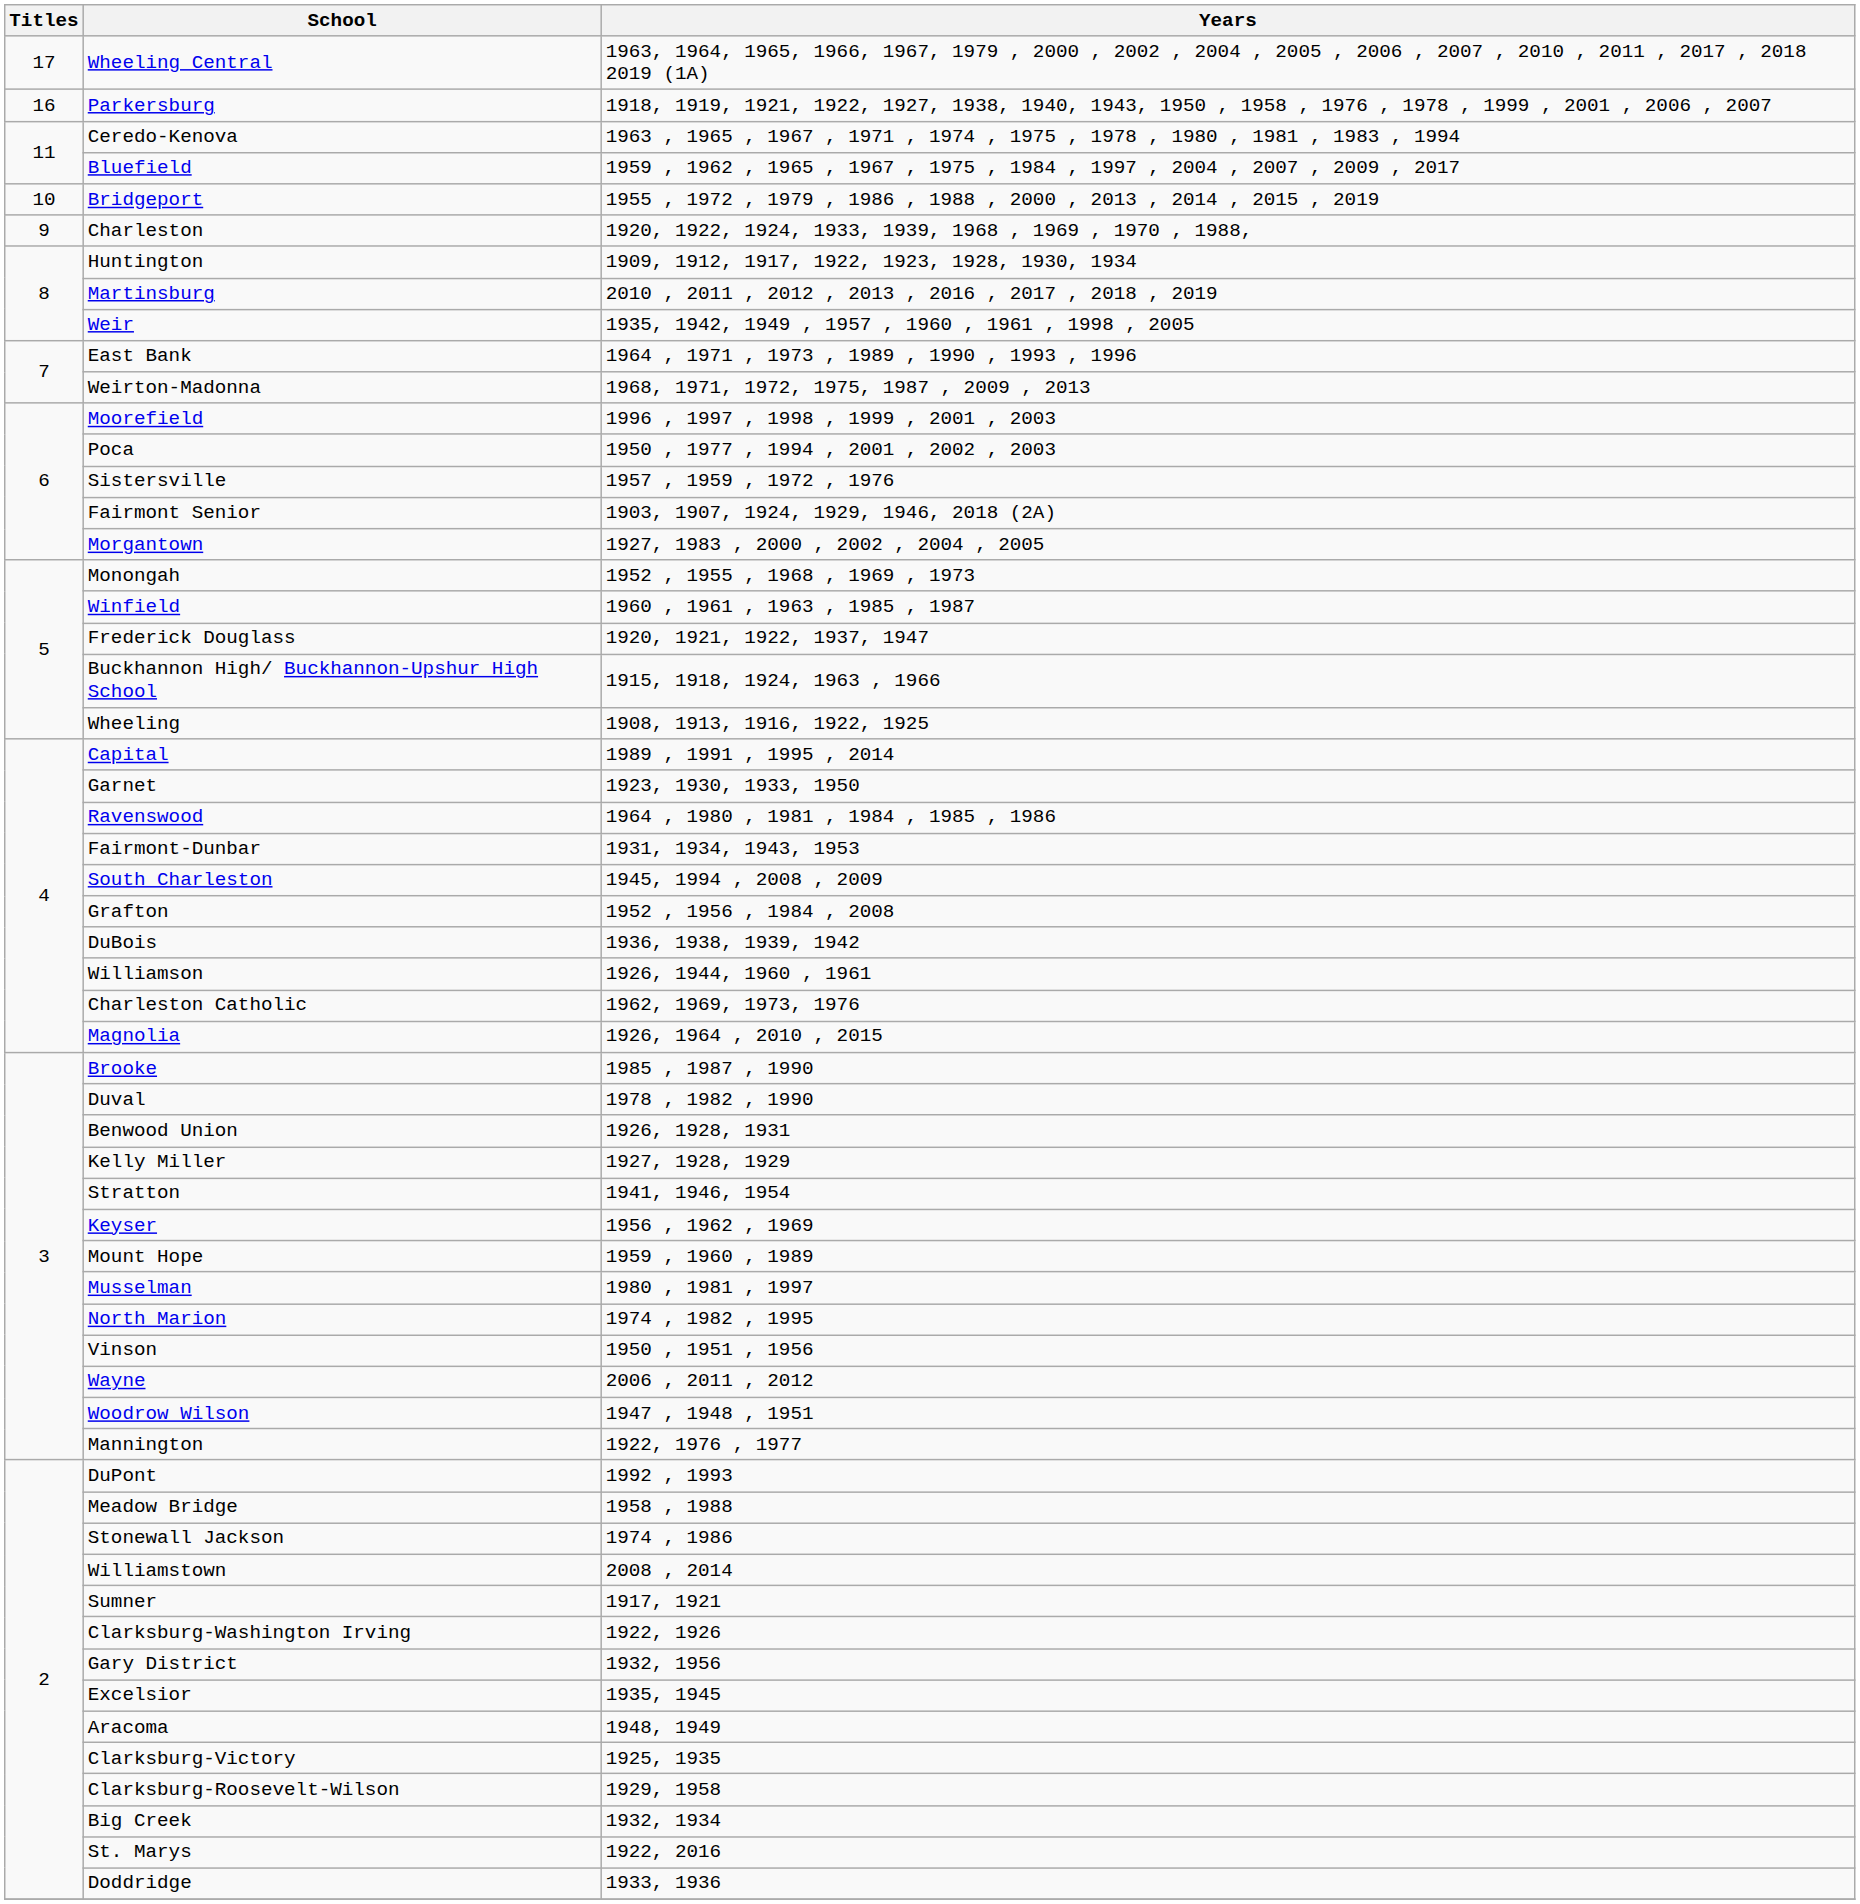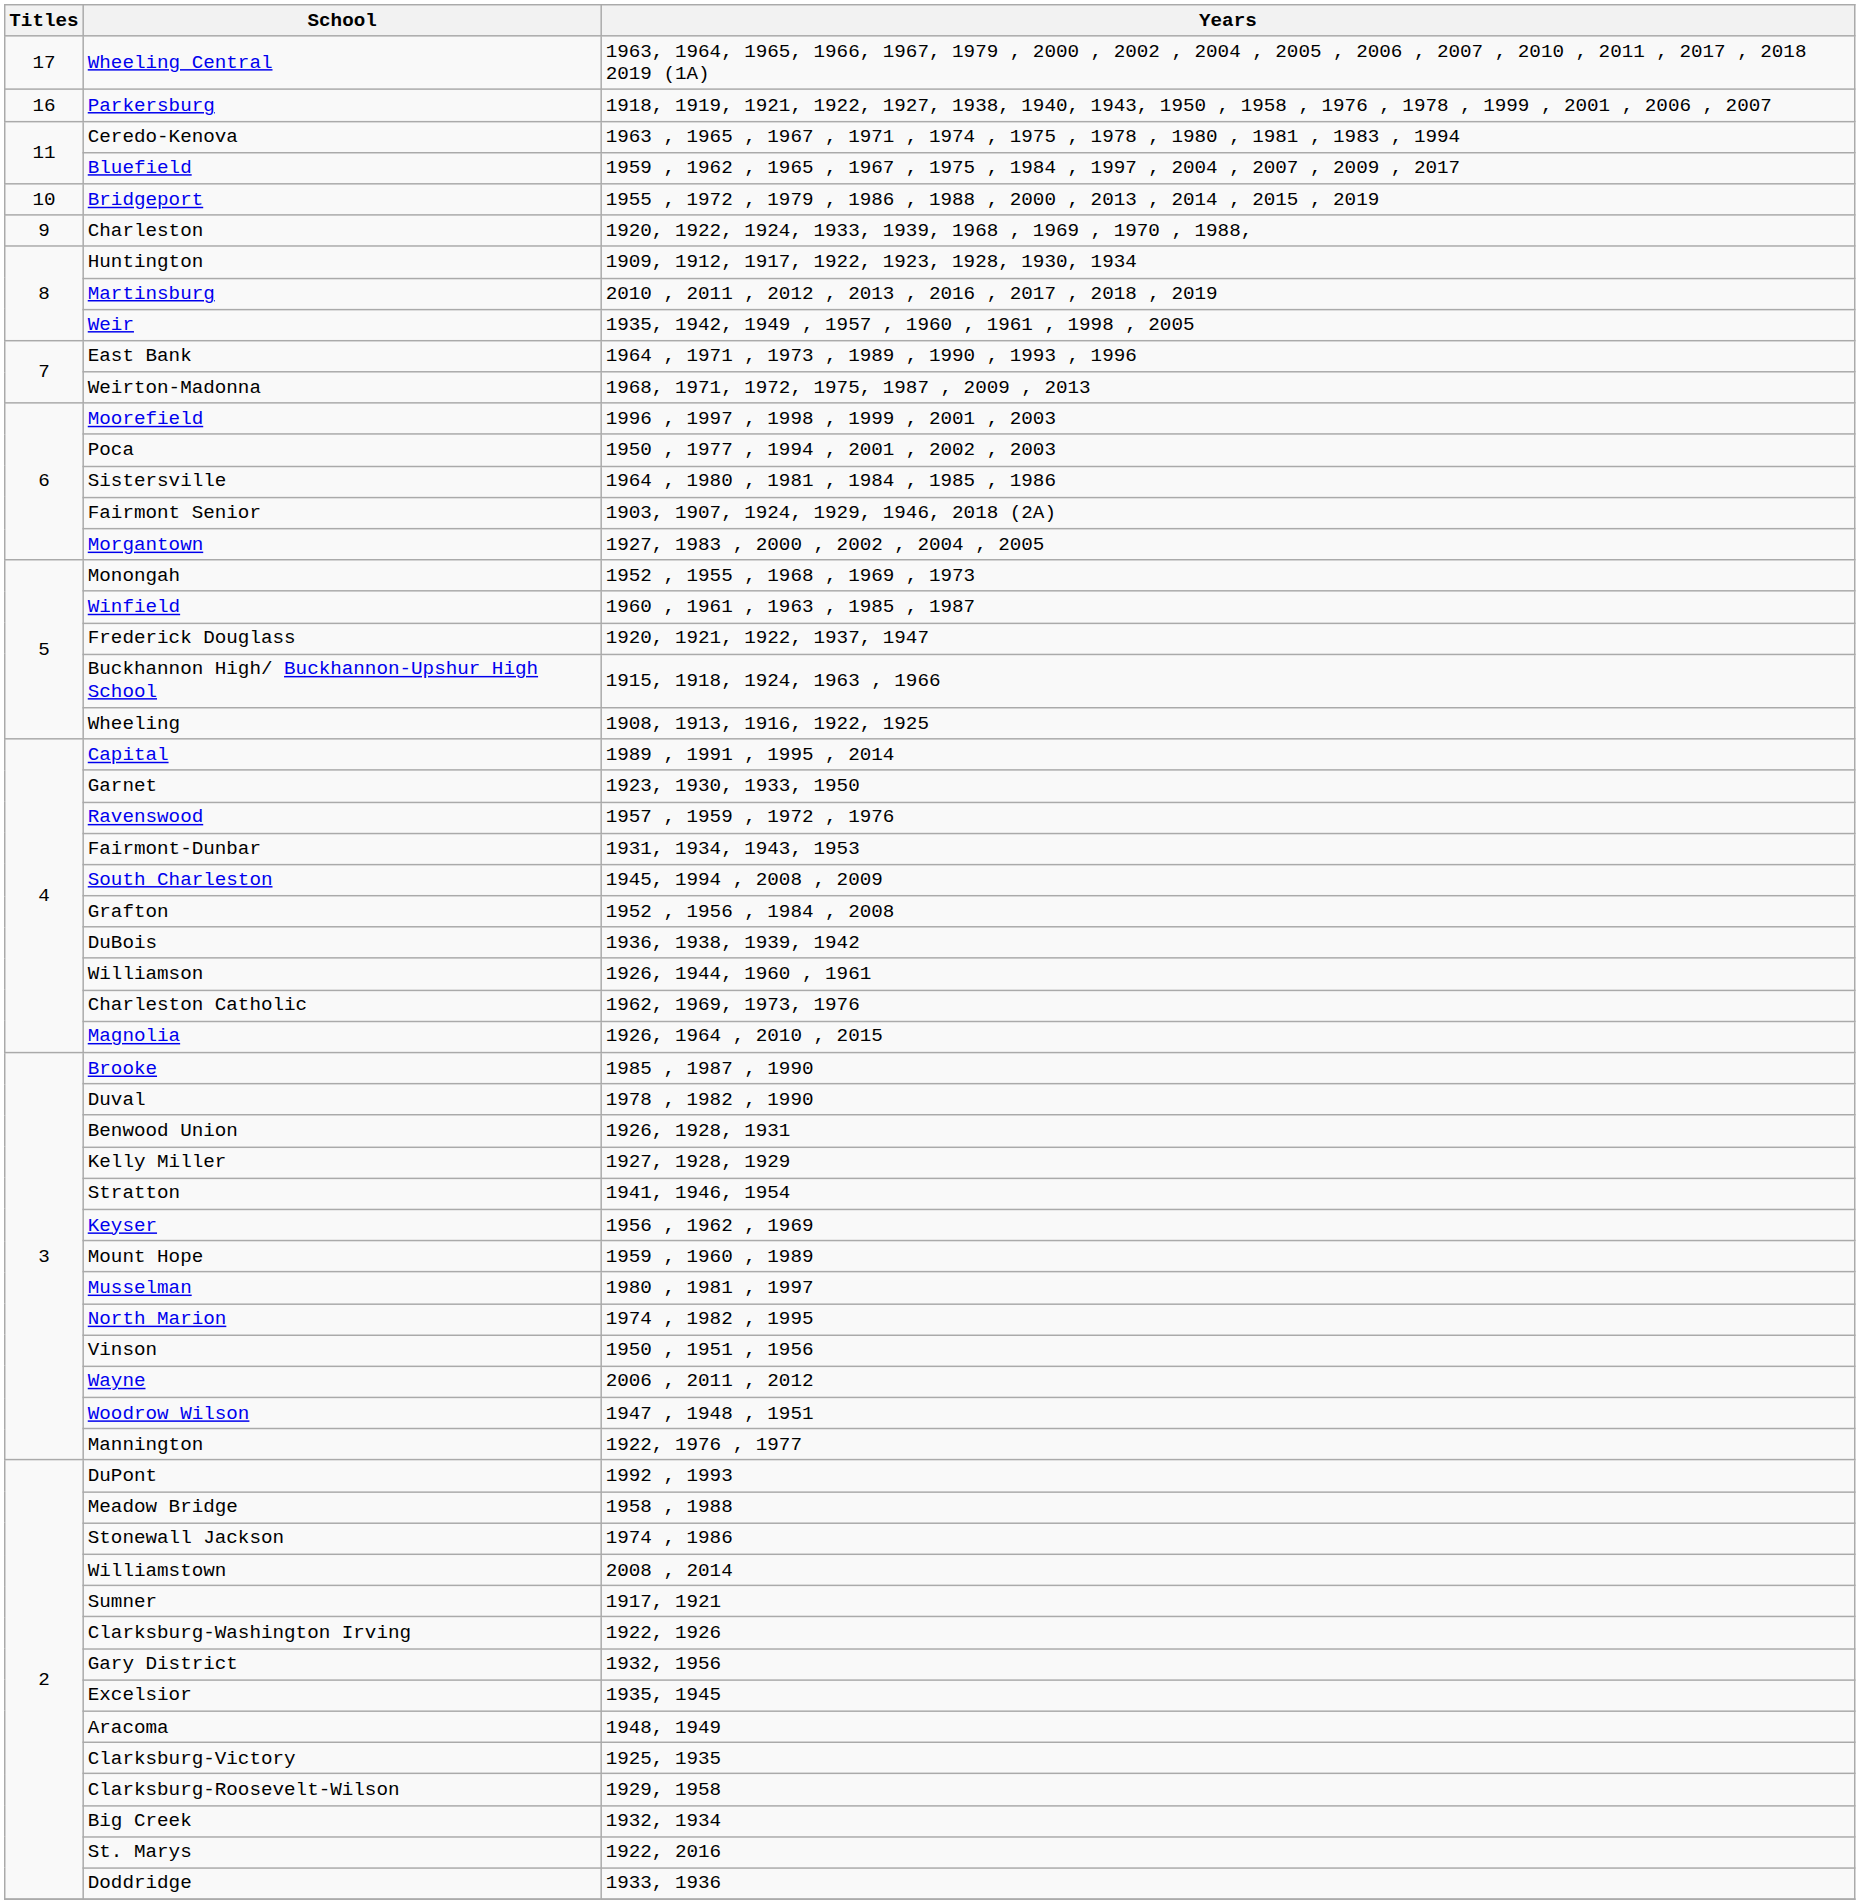(750, 482) 1957 , 1959 , 1972 , 1976 -> (831, 482) 1964 , 1980 , 1981 , 1984 , 1985 , 1986
(831, 817) 1964 , 1980 , 1981 , 1984 , 1985 , 1986 -> (750, 817) 1957 , 1959 , 1972 , 1976
